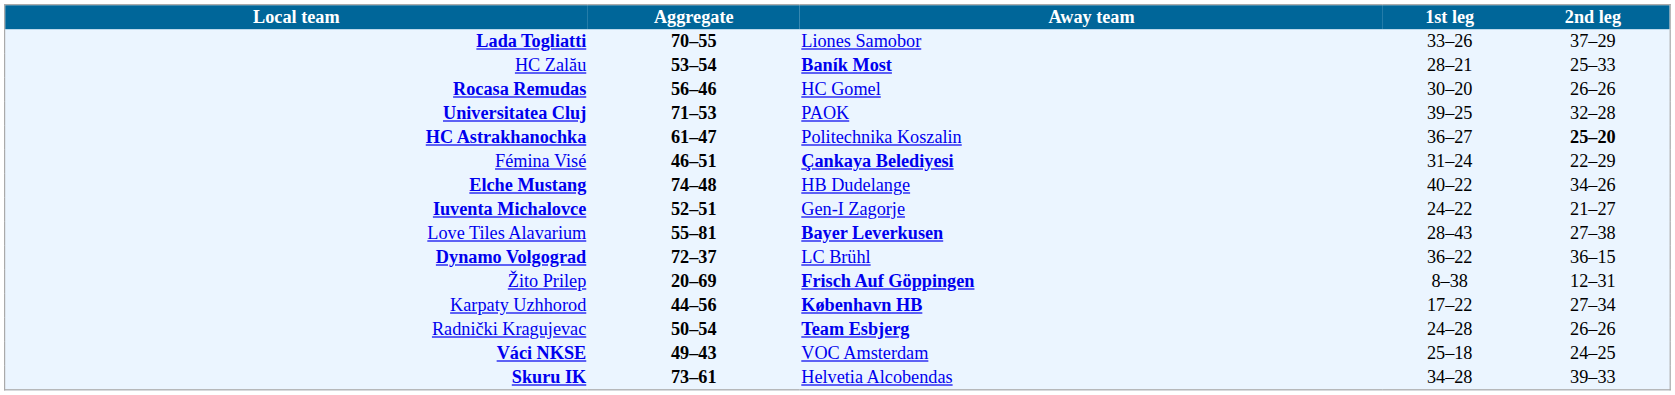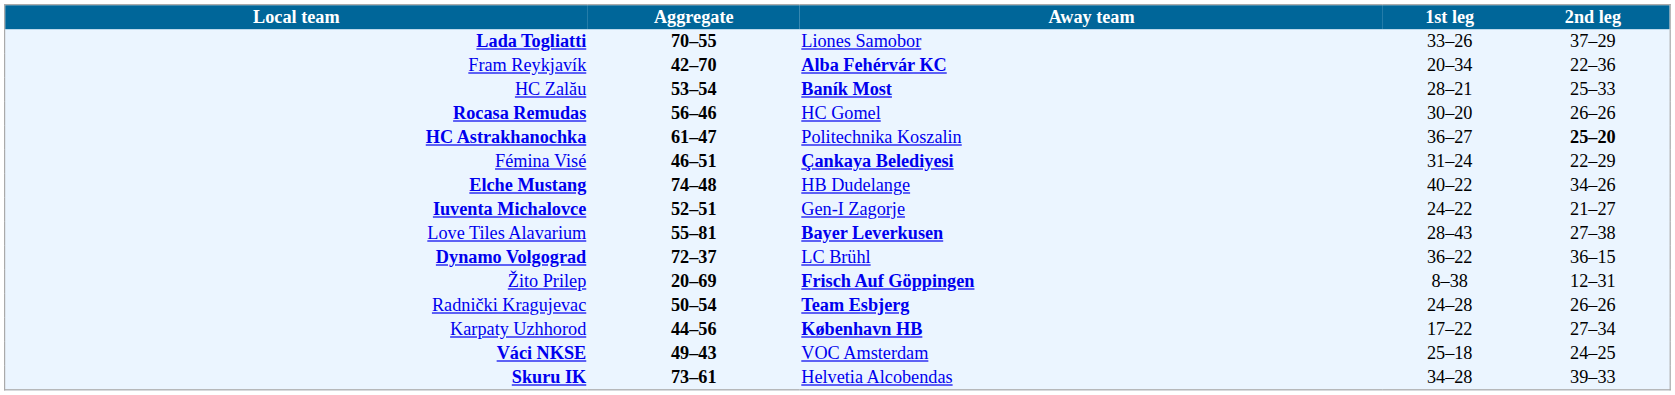+ row: (527, 65)
- row: (515, 113)
rows swapped: (518, 305) <-> (509, 329)
